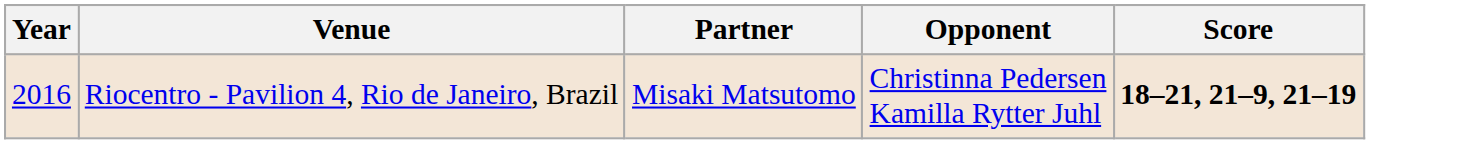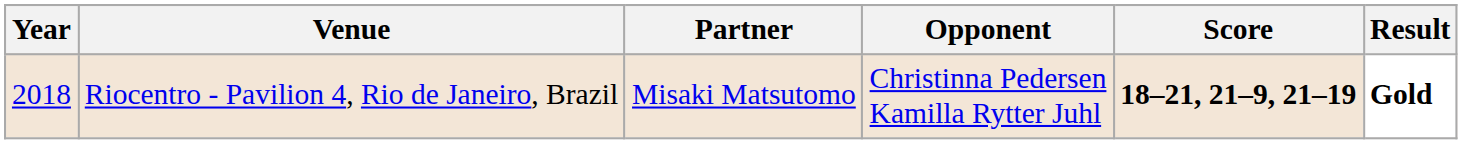+ column: (1410, 29)
(41, 95) 2016 -> (41, 95) 2018
